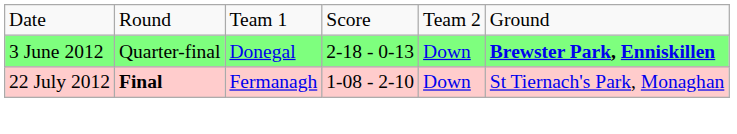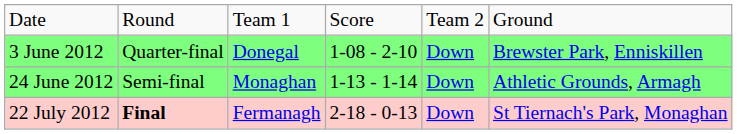(370, 50) 2-18 - 0-13 -> (373, 50) 1-08 - 2-10
(603, 50) bold -> (598, 50) normal
+ row: (61, 81)
(370, 81) 1-08 - 2-10 -> (373, 112) 2-18 - 0-13
